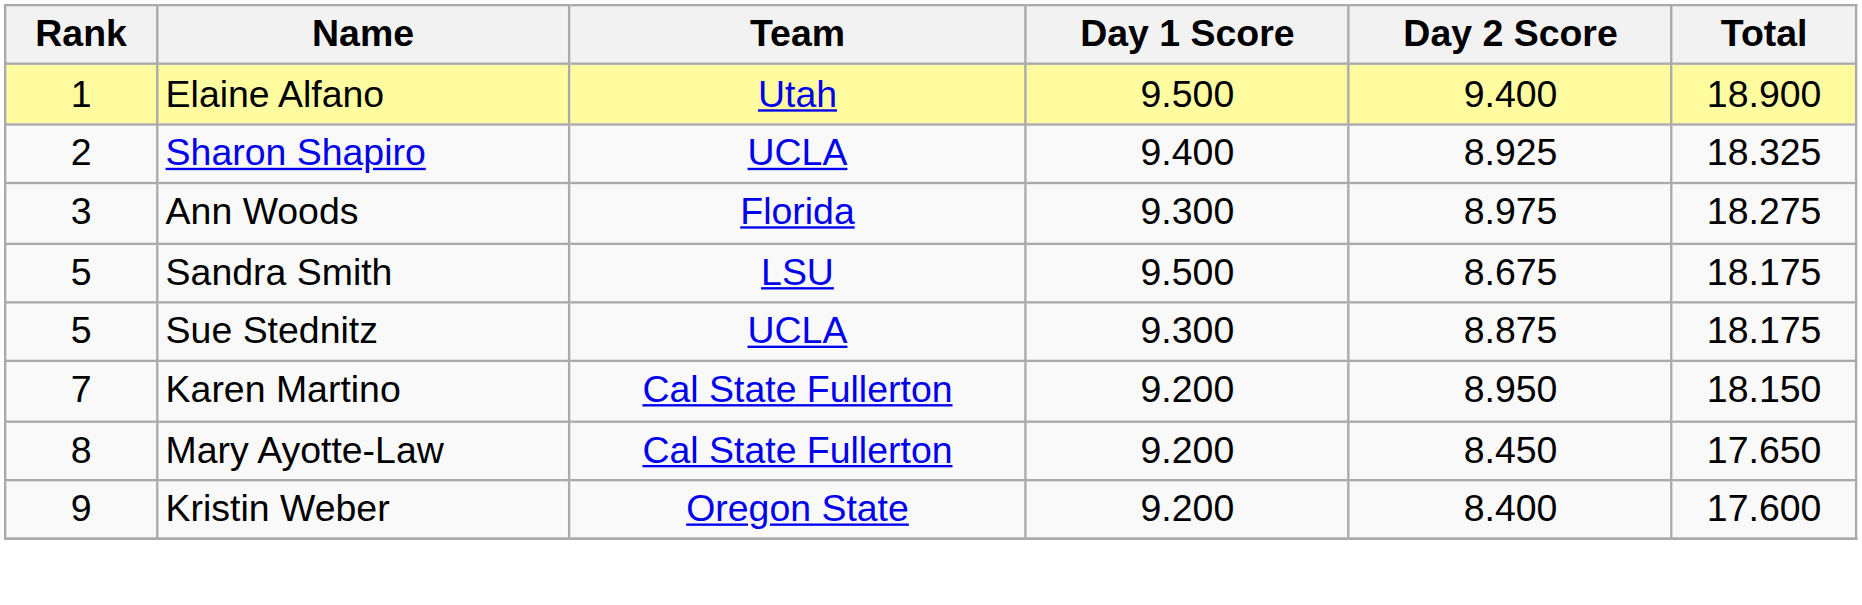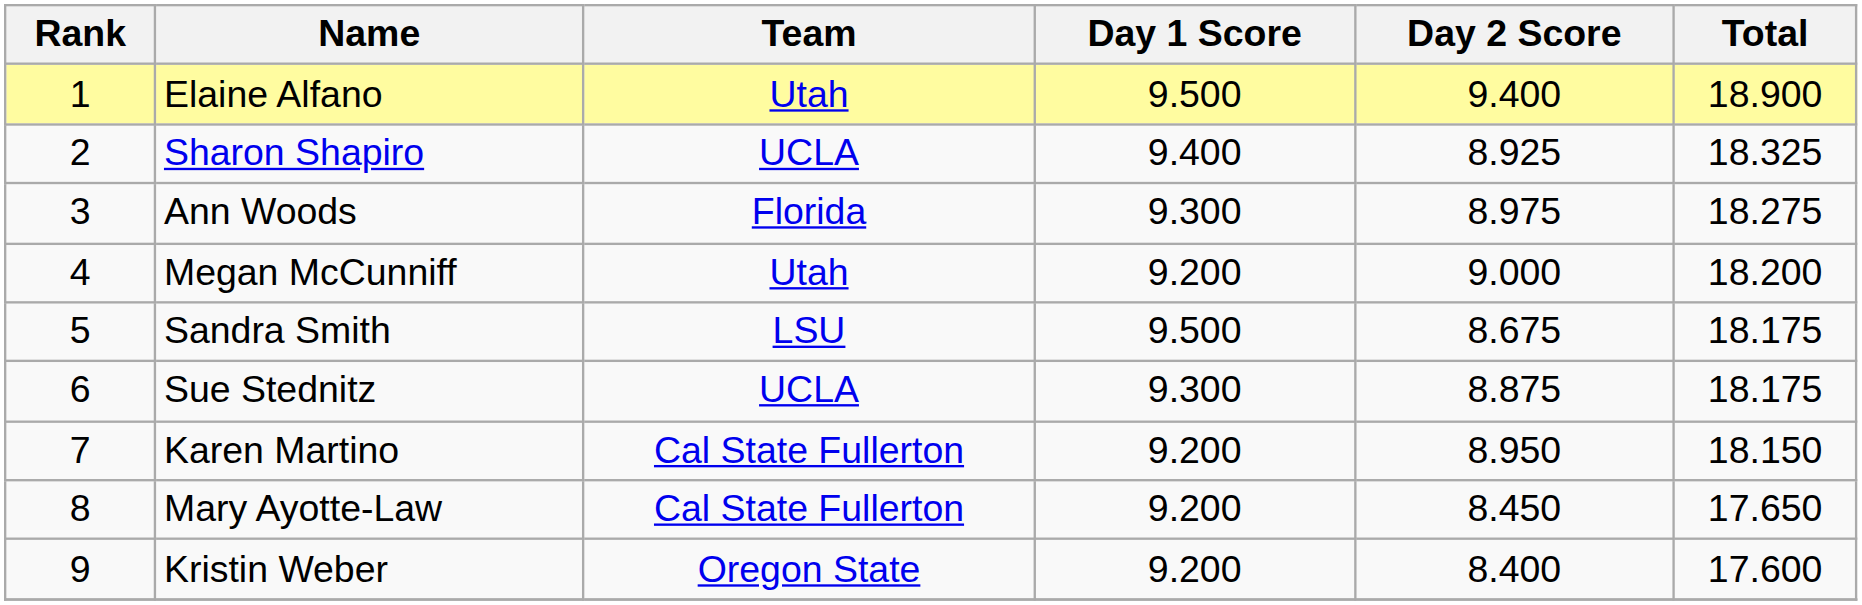+ row: (310, 271)
(81, 331) 5 -> (80, 390) 6
